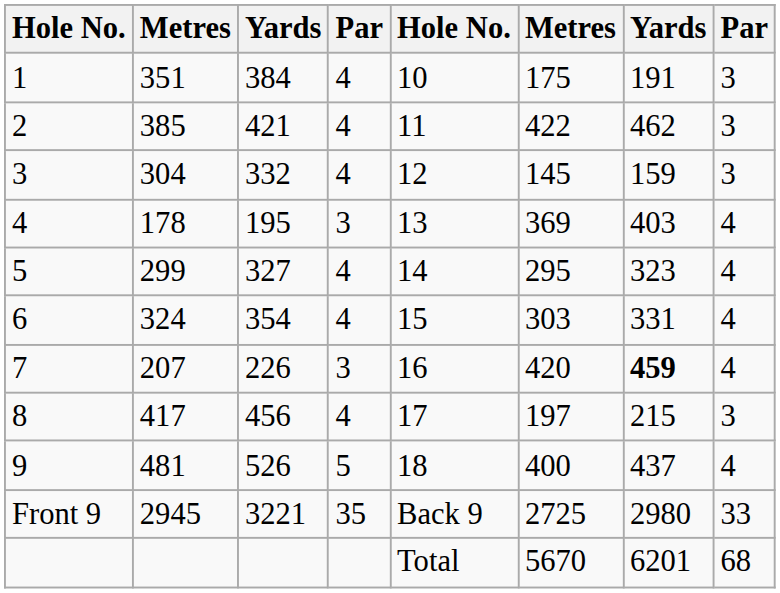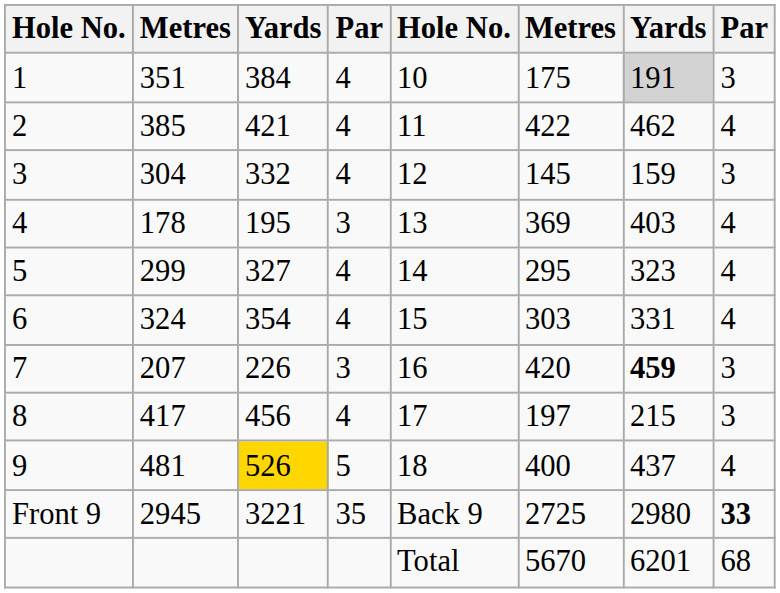(653, 77) no background -> (653, 77) lightgrey background
(728, 125) 3 -> (728, 125) 4
(728, 367) 4 -> (728, 367) 3
(268, 464) no background -> (268, 464) gold background
(736, 513) normal -> (736, 513) bold
